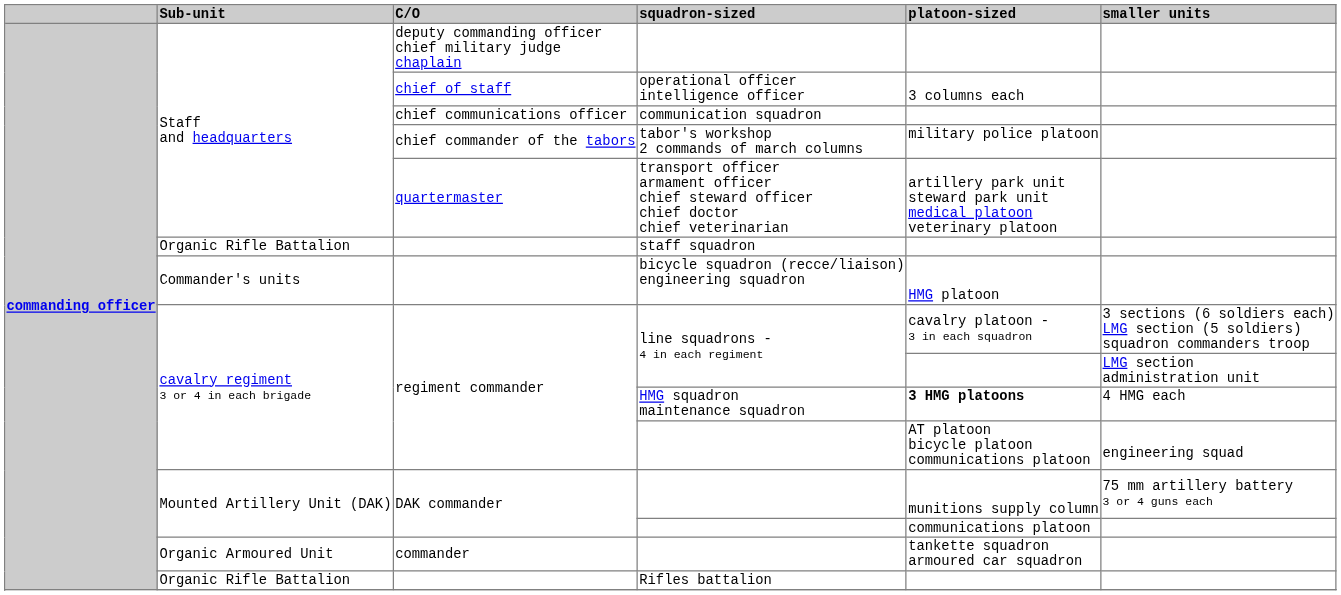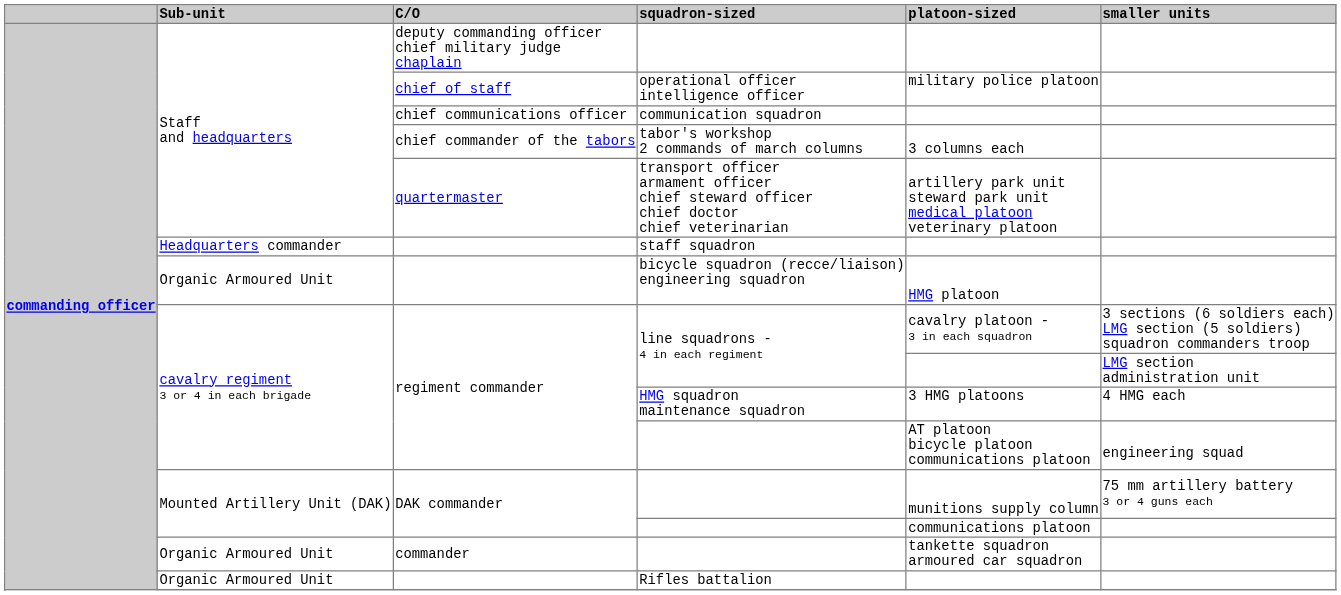(966, 89) 3 columns each -> (1004, 89) military police platoon
(1004, 142) military police platoon -> (966, 142) 3 columns each
(255, 246) Organic Rifle Battalion -> (251, 246) Headquarters commander
(230, 280) Commander's units -> (246, 280) Organic Armoured Unit
(966, 404) bold -> (966, 404) normal
(255, 580) Organic Rifle Battalion -> (246, 580) Organic Armoured Unit
